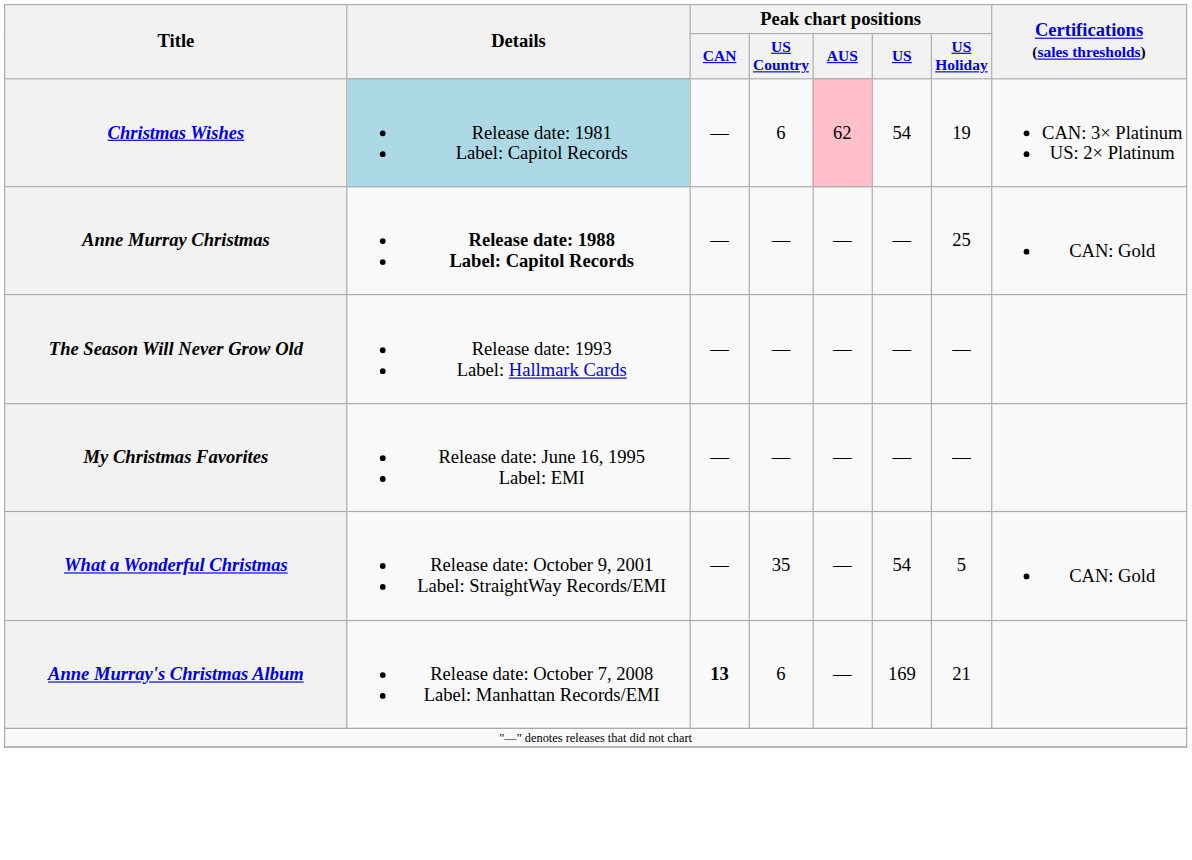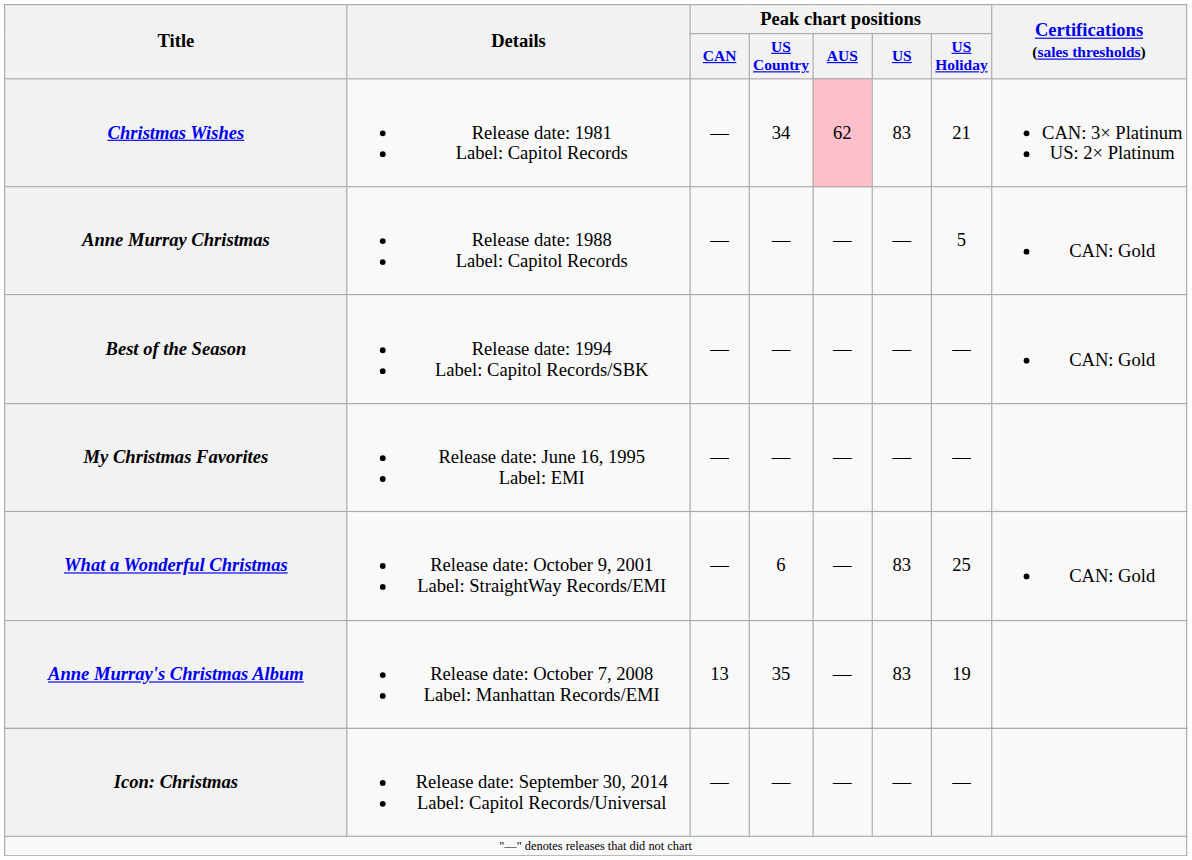(519, 143) lightblue background -> (519, 143) no background
(781, 132) 6 -> (781, 132) 34
(902, 132) 54 -> (902, 132) 83
(961, 132) 19 -> (961, 132) 21
(519, 251) bold -> (519, 251) normal
(961, 240) 25 -> (961, 240) 5
- row: (176, 349)
+ row: (176, 349)
(781, 565) 35 -> (781, 565) 6
(902, 565) 54 -> (902, 565) 83
(961, 565) 5 -> (961, 565) 25
(720, 674) bold -> (720, 674) normal
(781, 674) 6 -> (781, 674) 35
(902, 674) 169 -> (902, 674) 83
(961, 674) 21 -> (961, 674) 19
+ row: (176, 782)
